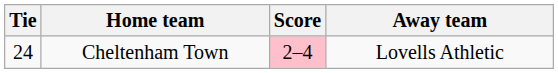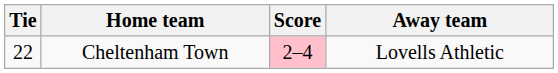(23, 52) 24 -> (23, 52) 22
